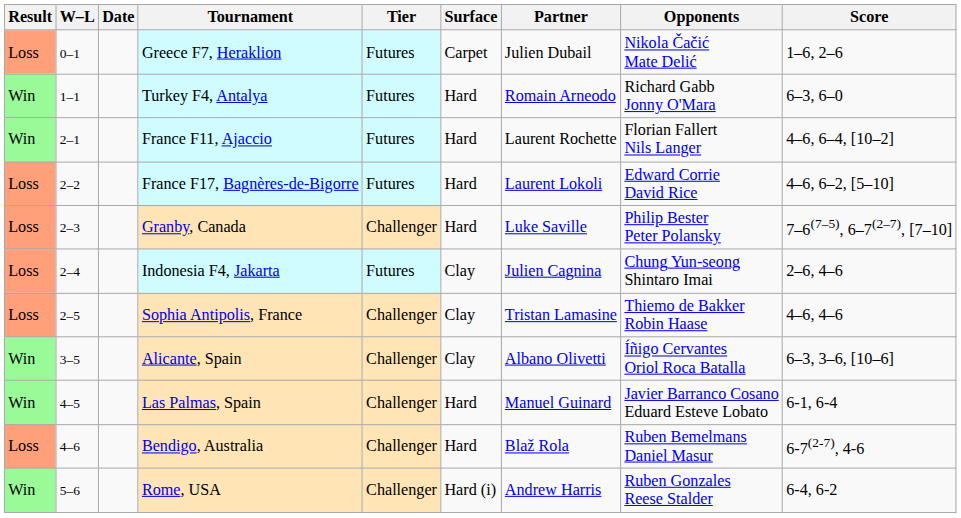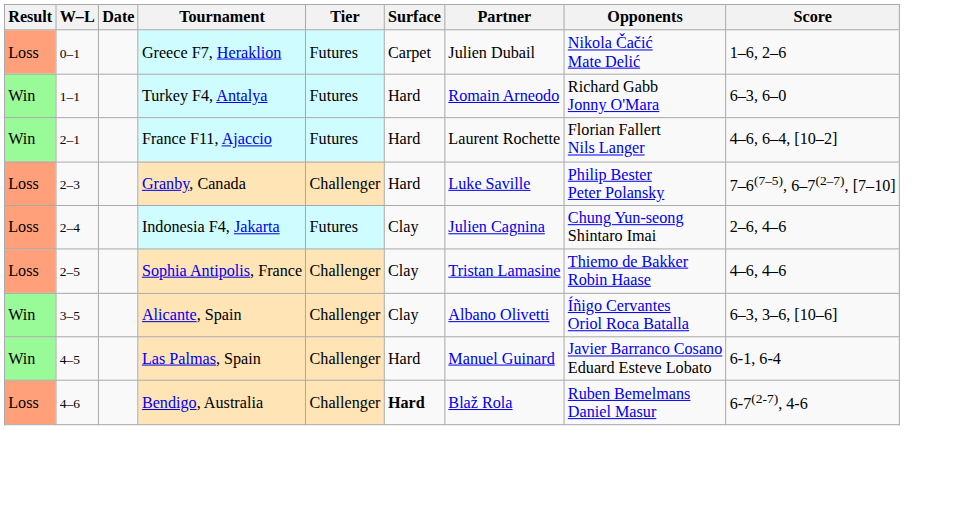- row: (250, 183)
(461, 446) normal -> (406, 402) bold
- row: (181, 490)
